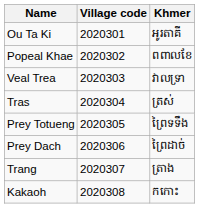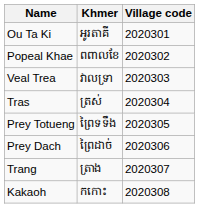columns swapped: (172, 13) <-> (114, 13)
